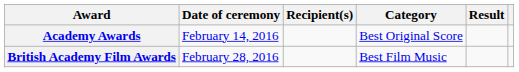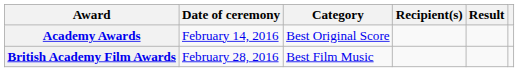columns swapped: (411, 14) <-> (320, 14)
